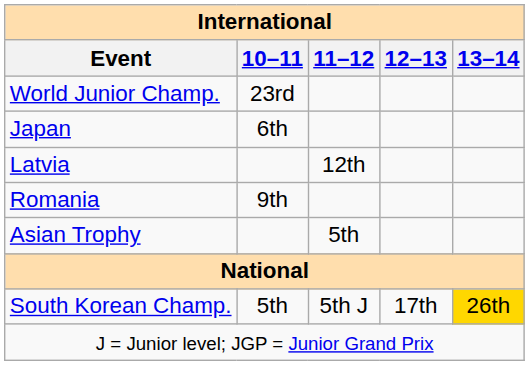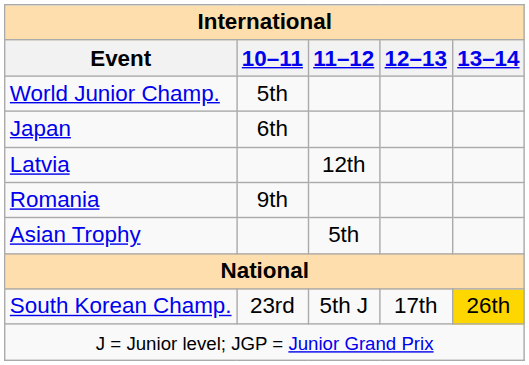(272, 93) 23rd -> (272, 93) 5th
(272, 306) 5th -> (272, 306) 23rd
